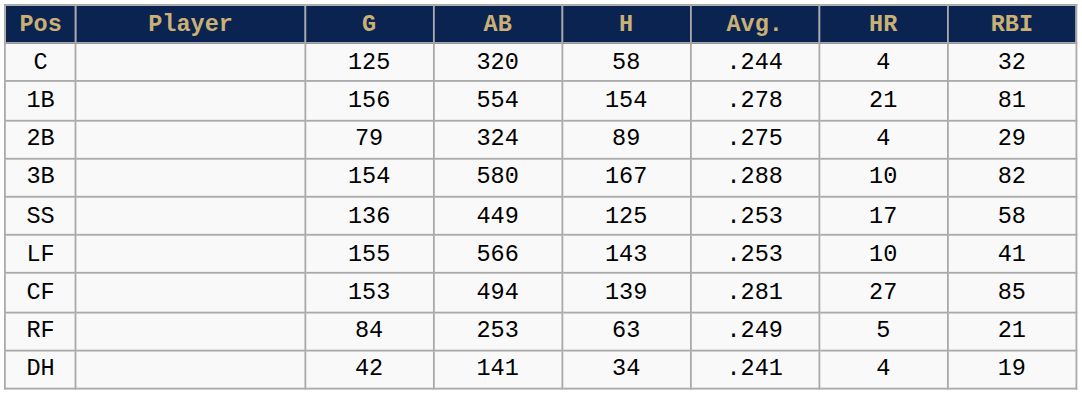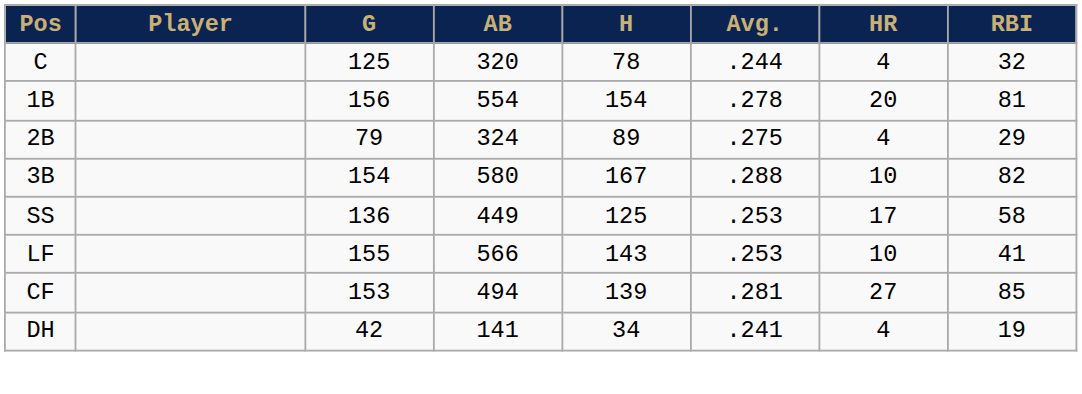(626, 62) 58 -> (626, 62) 78
(883, 101) 21 -> (883, 101) 20
- row: (41, 331)
